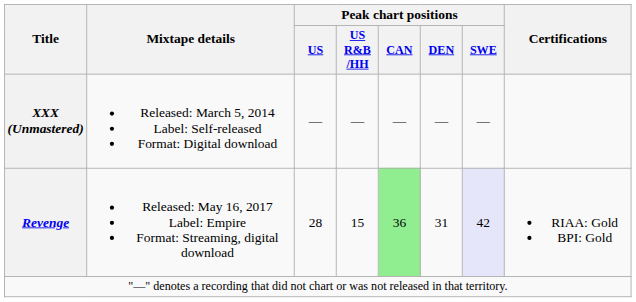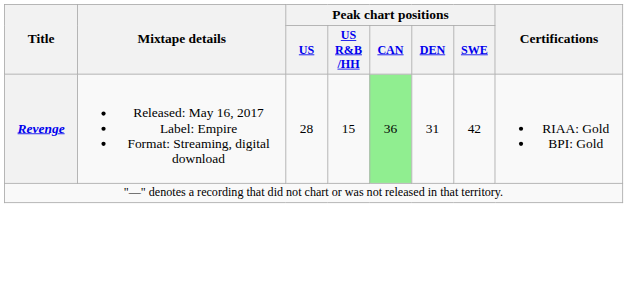- row: (46, 121)
(483, 222) lavender background -> (474, 128) no background
